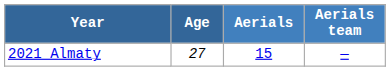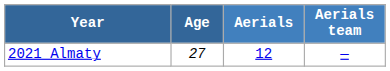(264, 55) 15 -> (264, 55) 12
